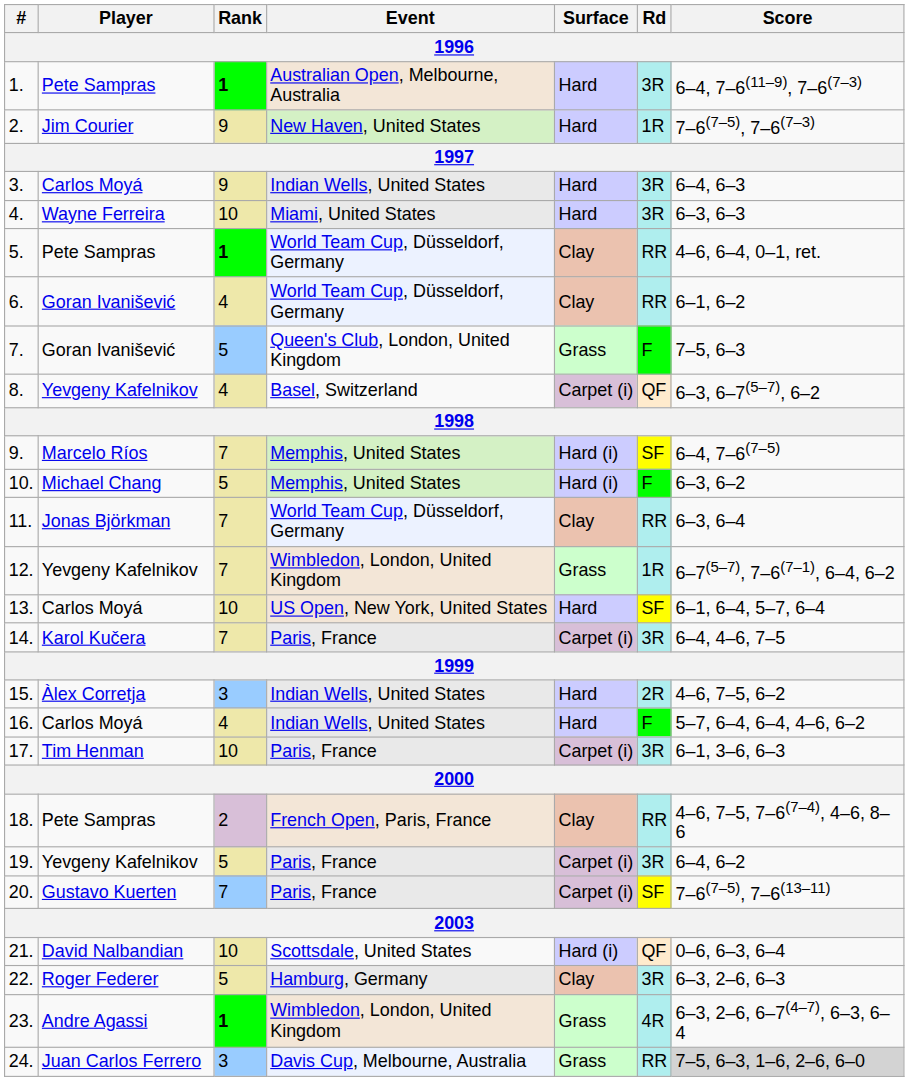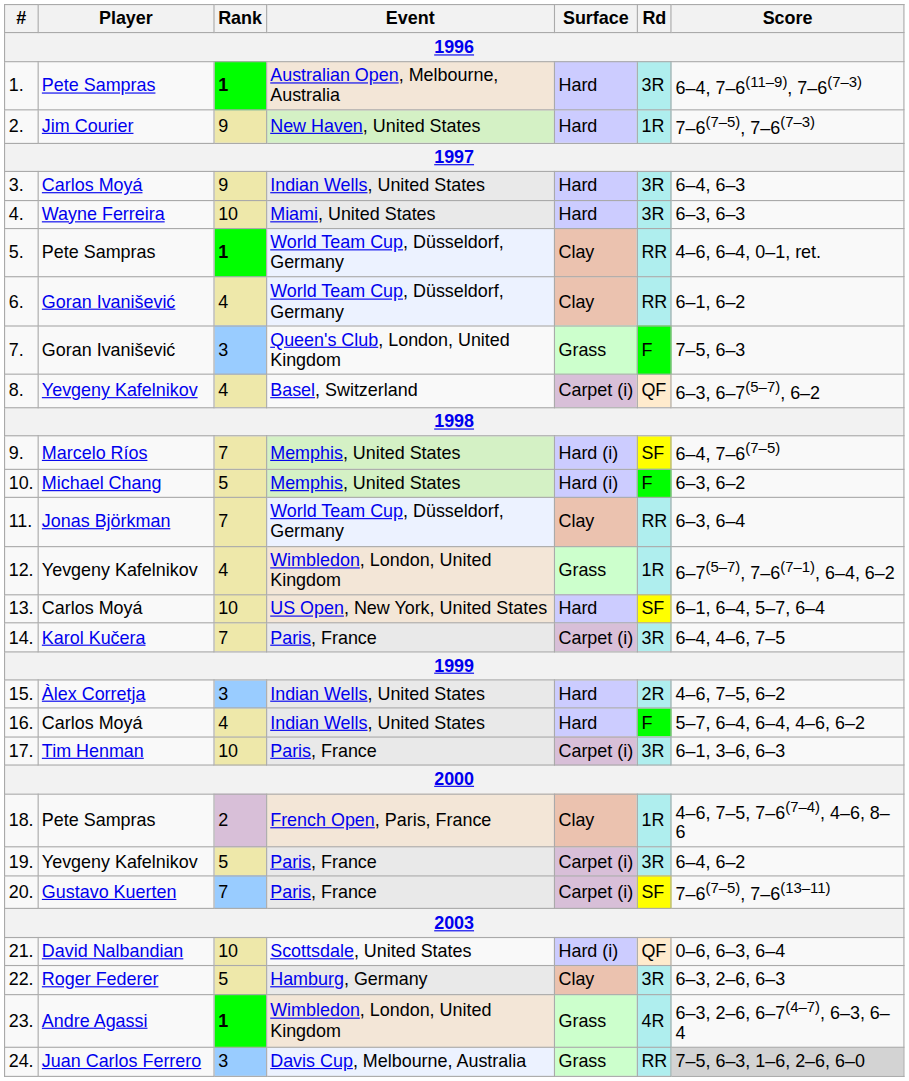(223, 349) 5 -> (223, 349) 3
(223, 570) 7 -> (223, 570) 4
(654, 820) RR -> (653, 820) 1R
